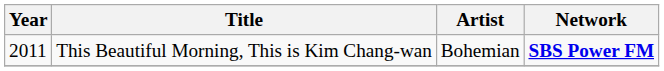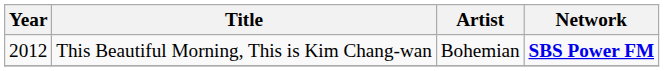(28, 50) 2011 -> (28, 50) 2012
